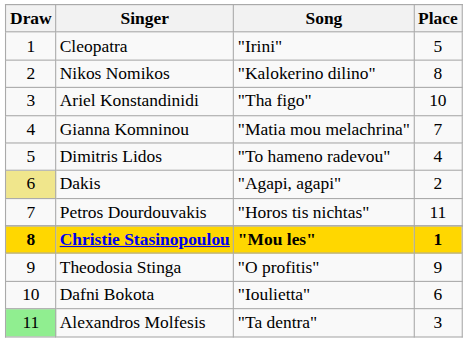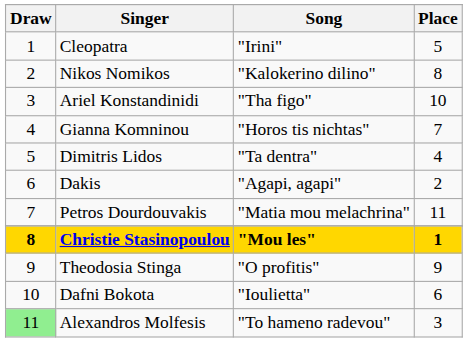(324, 128) "Matia mou melachrina" -> (304, 128) "Horos tis nichtas"
(314, 156) "To hameno radevou" -> (278, 156) "Ta dentra"
(31, 184) khaki background -> (31, 184) no background
(304, 211) "Horos tis nichtas" -> (324, 211) "Matia mou melachrina"
(278, 322) "Ta dentra" -> (314, 322) "To hameno radevou"
